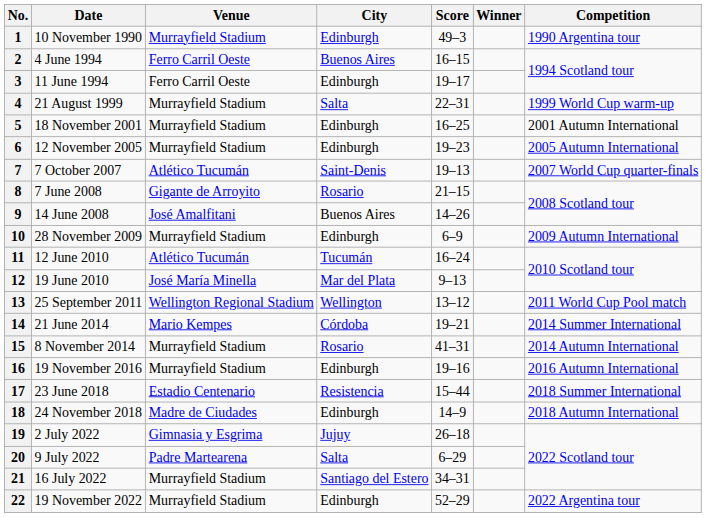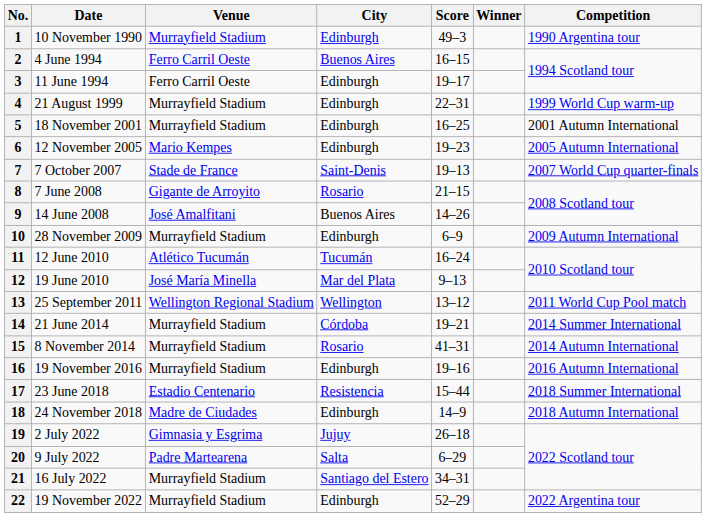(334, 103) Salta -> (350, 103) Edinburgh
(207, 147) Murrayfield Stadium -> (190, 147) Mario Kempes
(199, 170) Atlético Tucumán -> (193, 170) Stade de France
(190, 324) Mario Kempes -> (207, 324) Murrayfield Stadium
